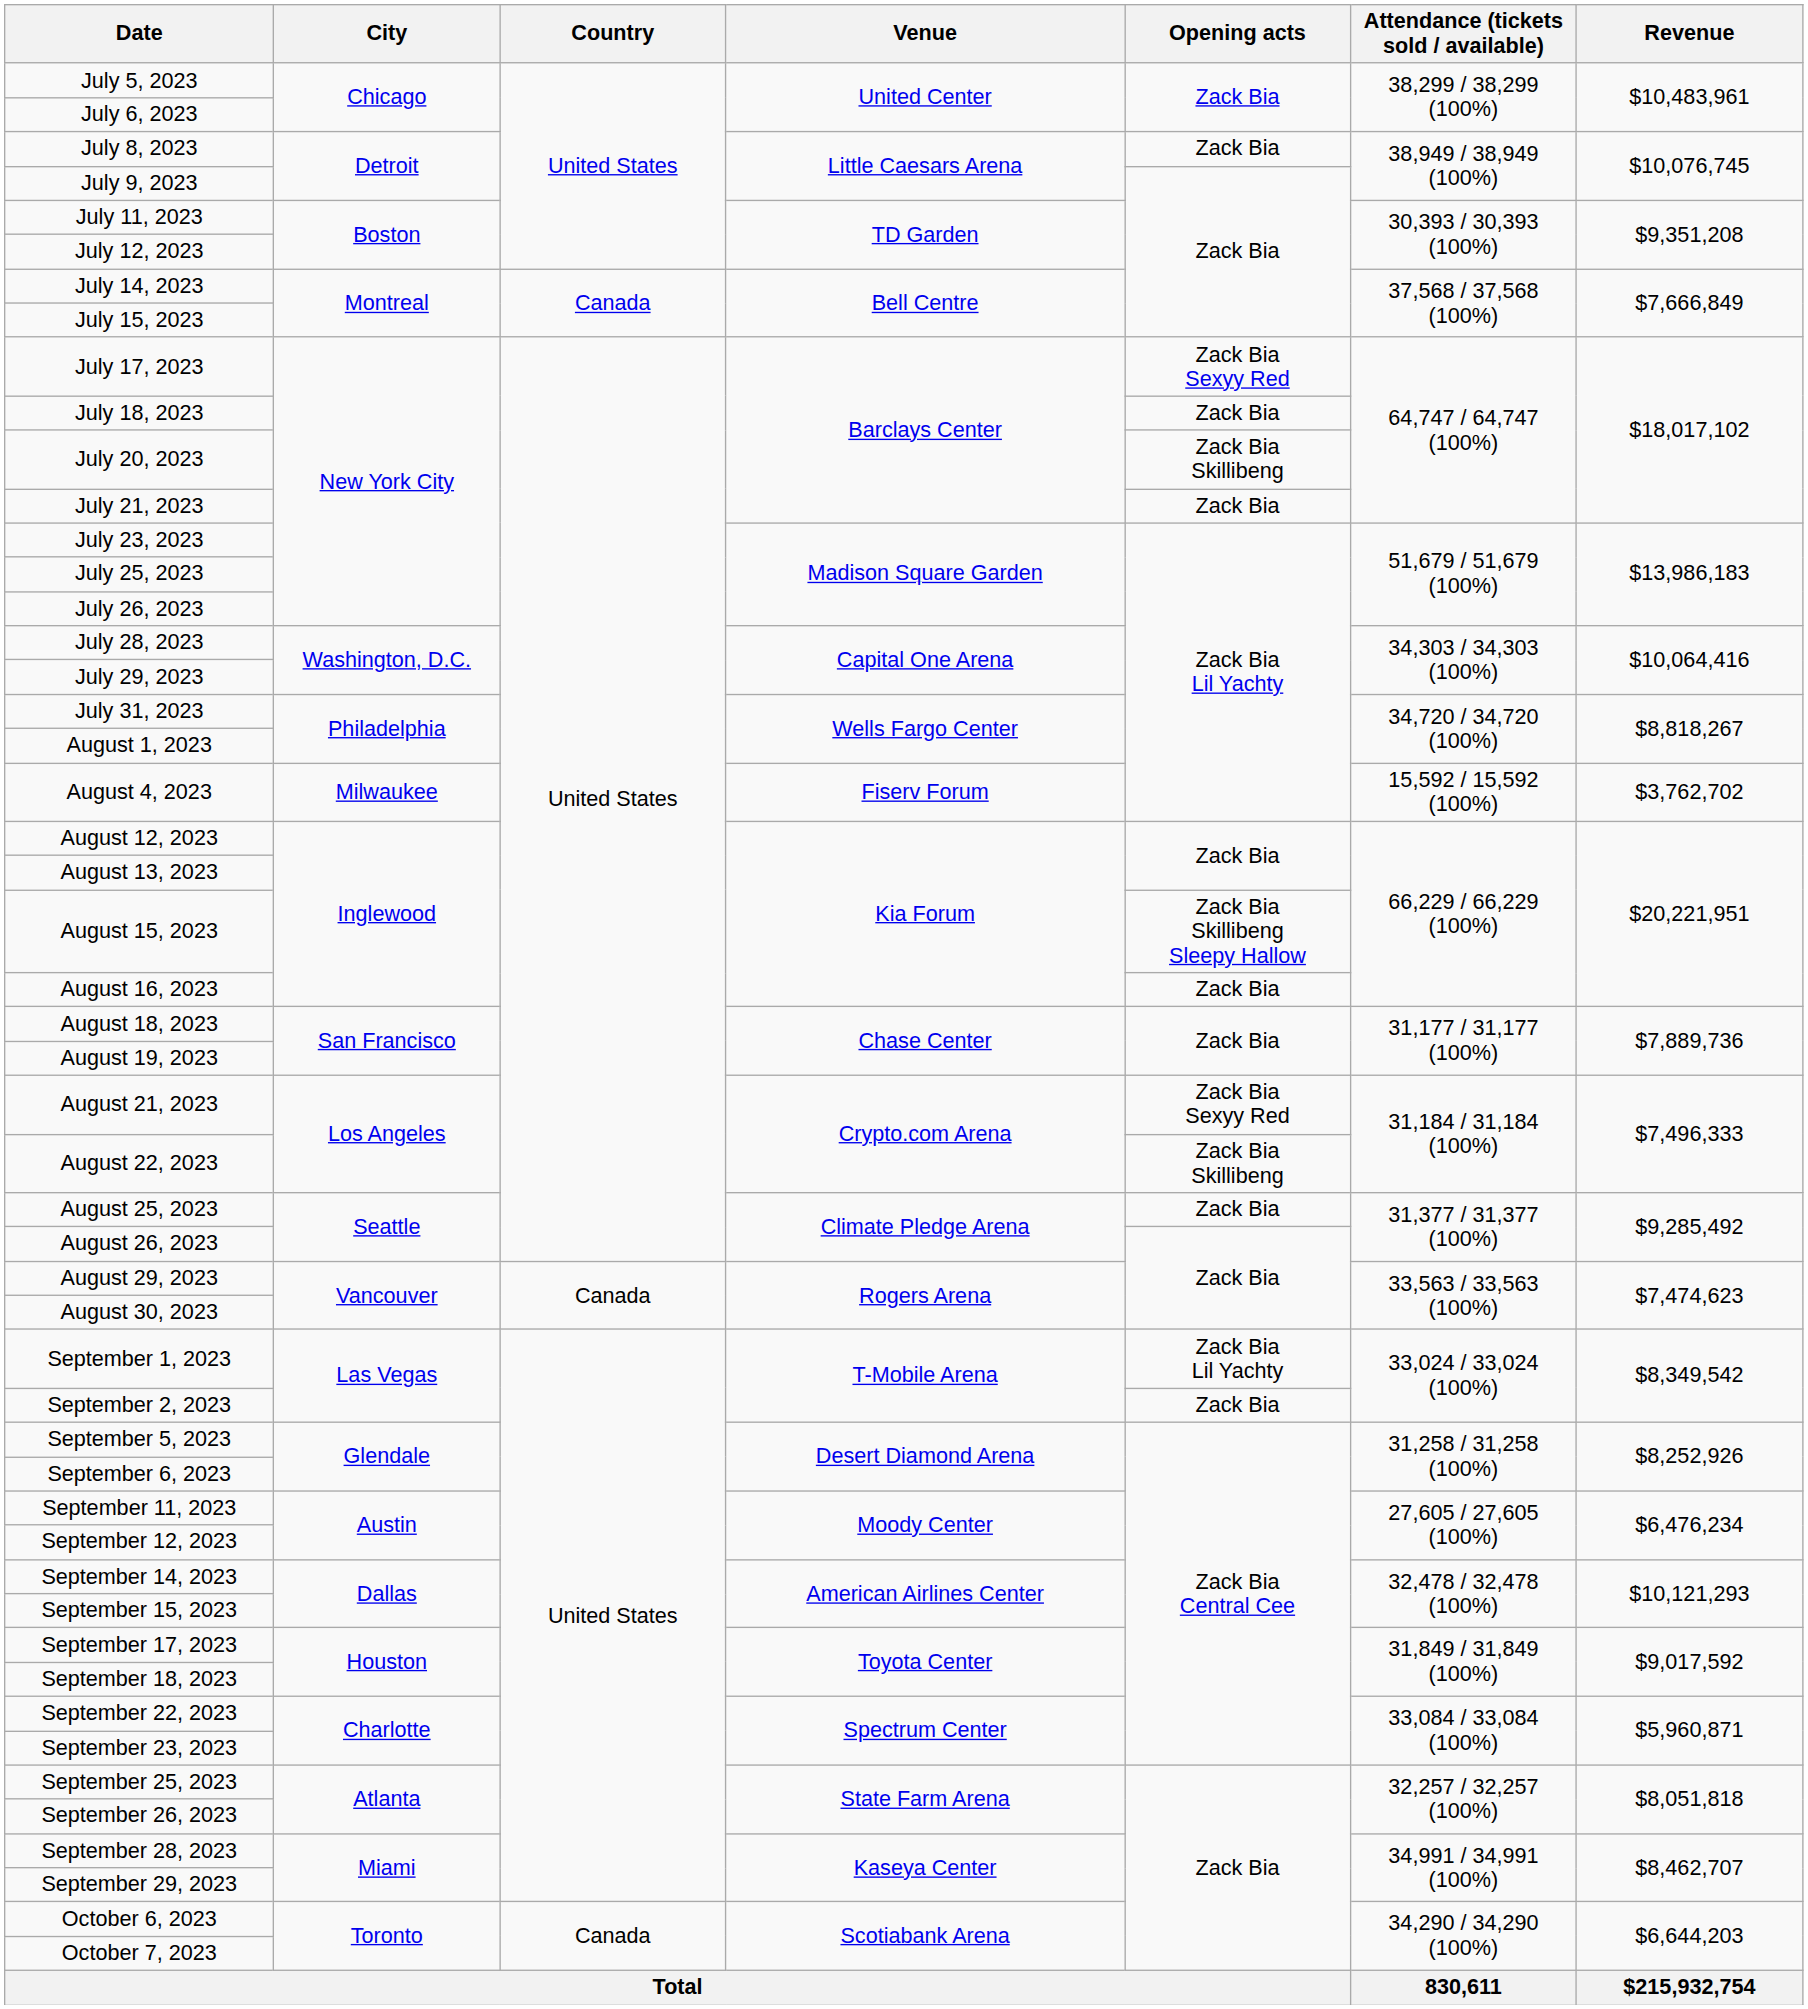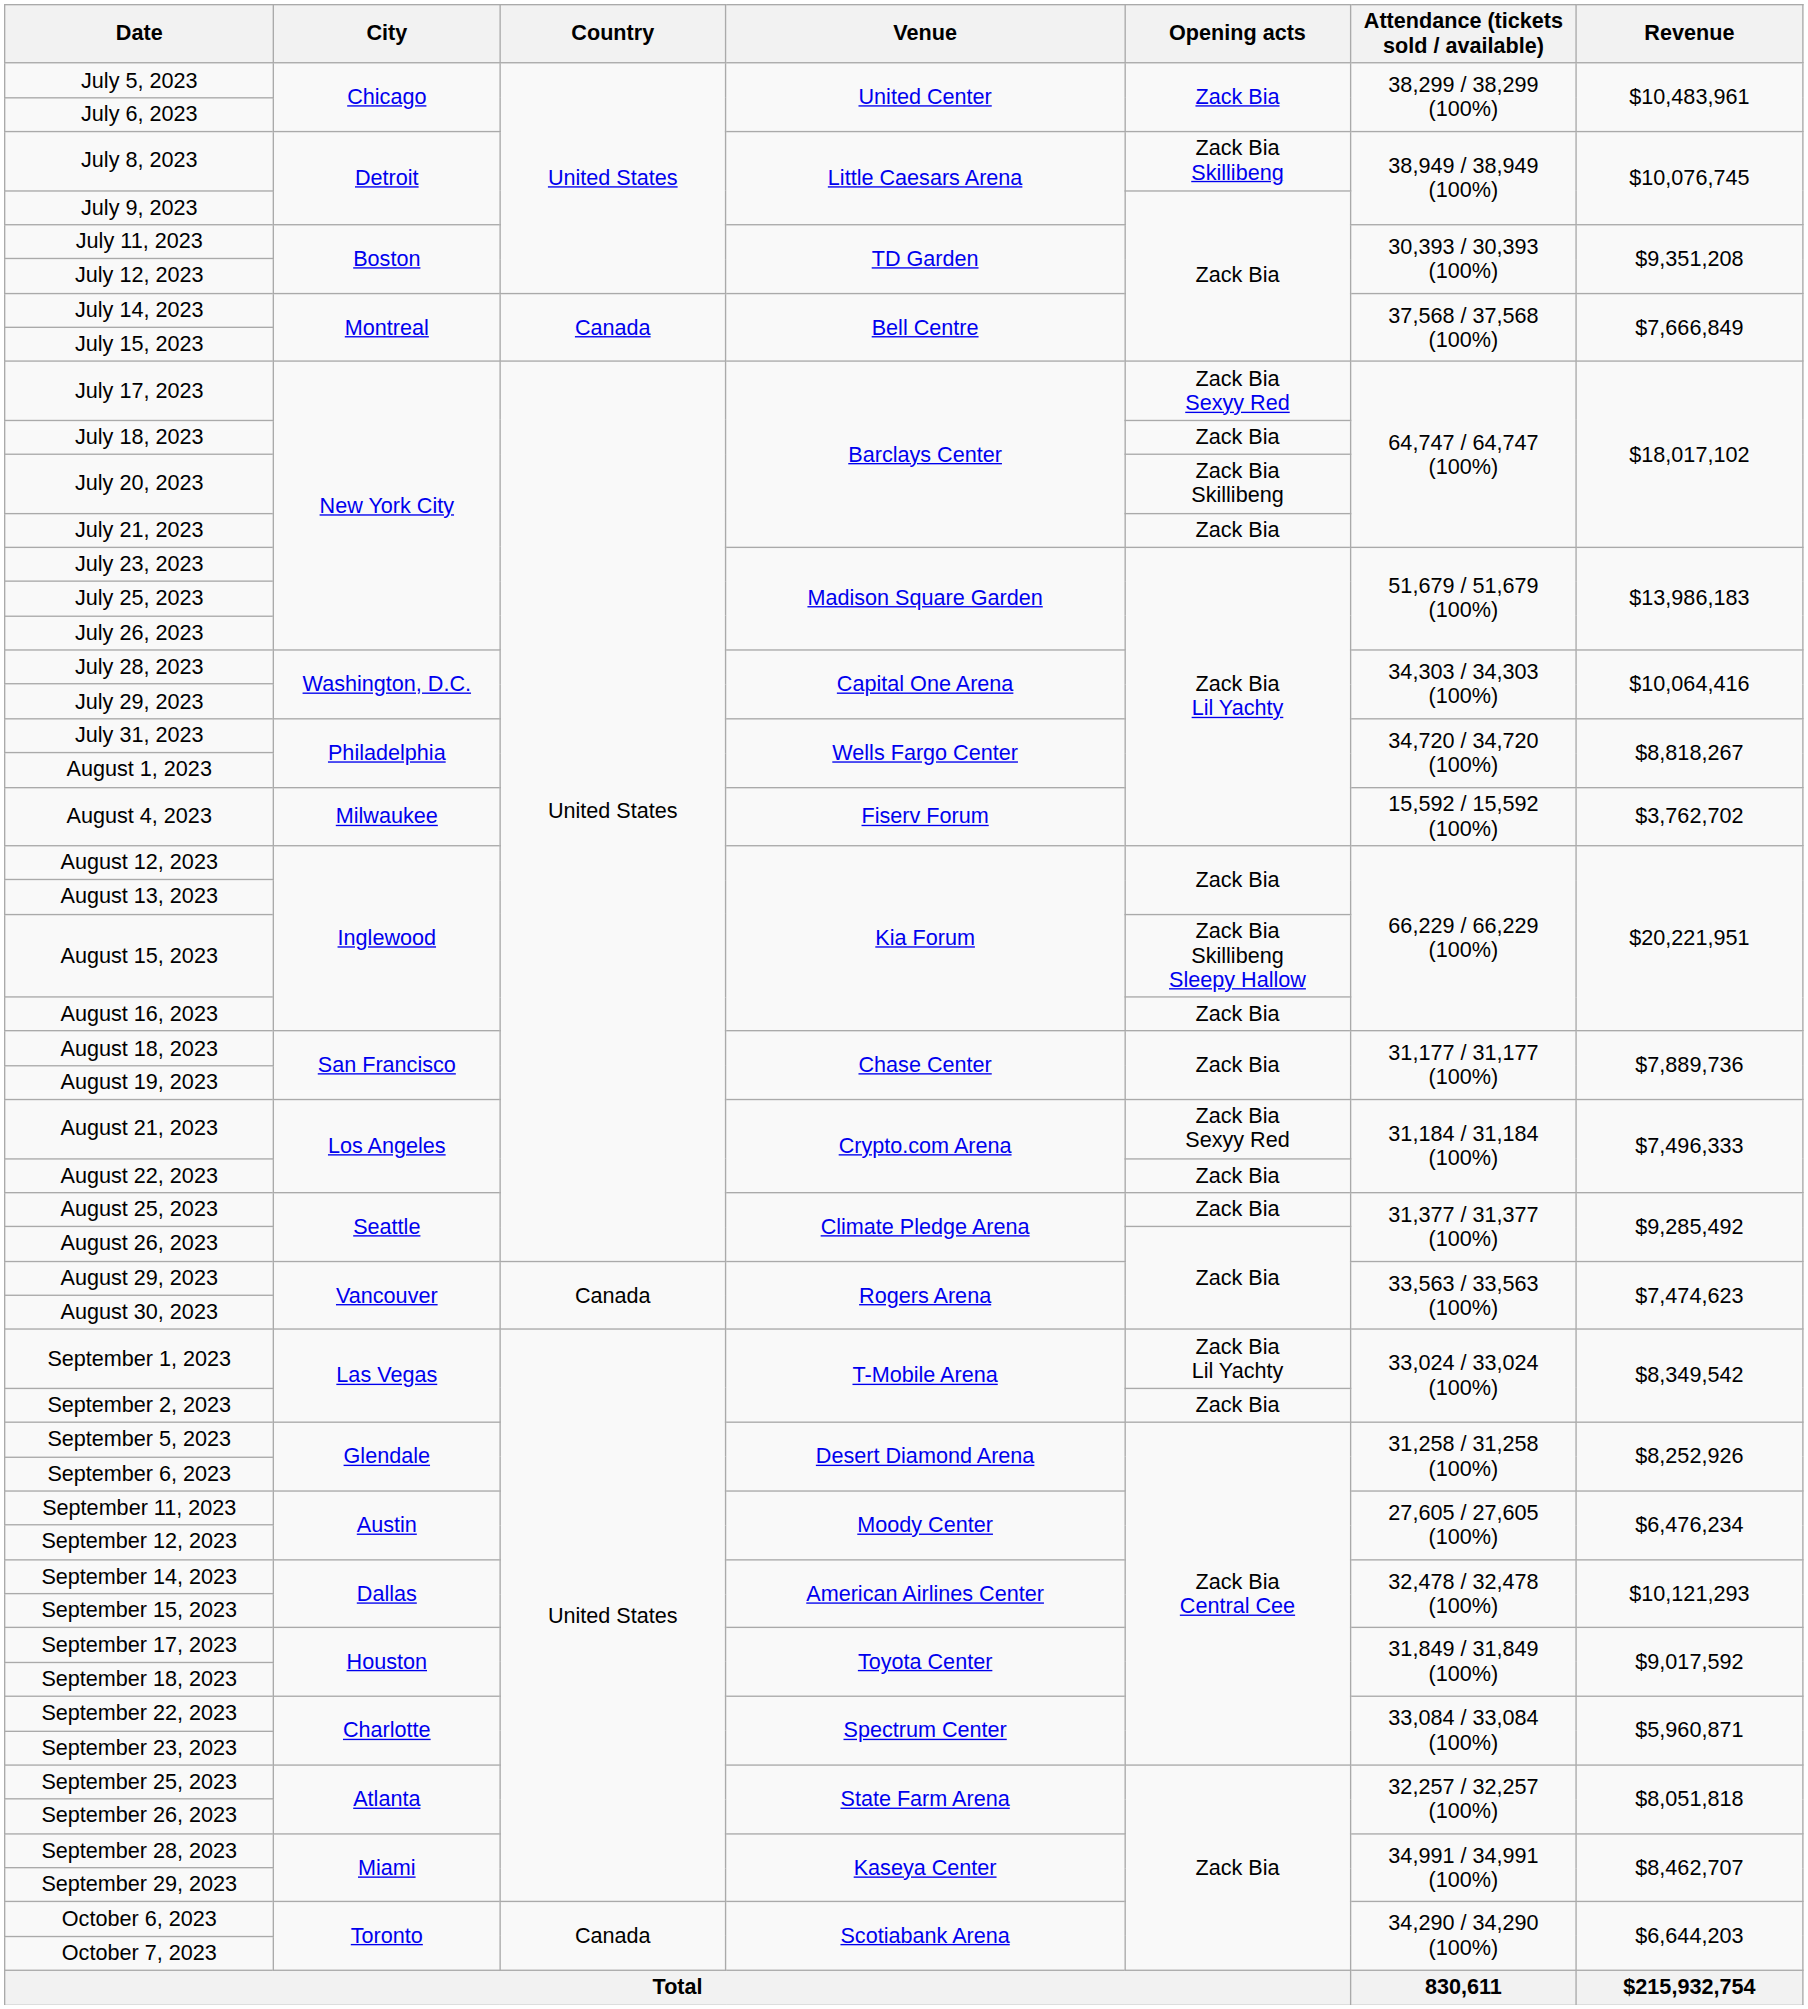(1237, 148) Zack Bia -> (1237, 160) Zack Bia Skillibeng
(1237, 1163) Zack Bia Skillibeng -> (1237, 1175) Zack Bia
